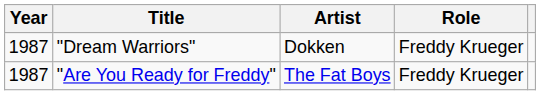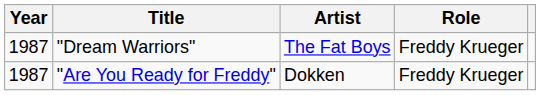(314, 47) Dokken -> (337, 47) The Fat Boys
(337, 75) The Fat Boys -> (314, 75) Dokken
